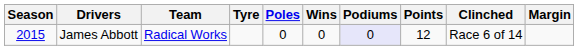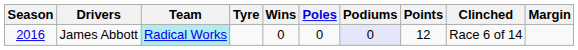columns swapped: (283, 14) <-> (322, 14)
(30, 35) 2015 -> (30, 35) 2016
(185, 35) no background -> (185, 35) paleturquoise background
